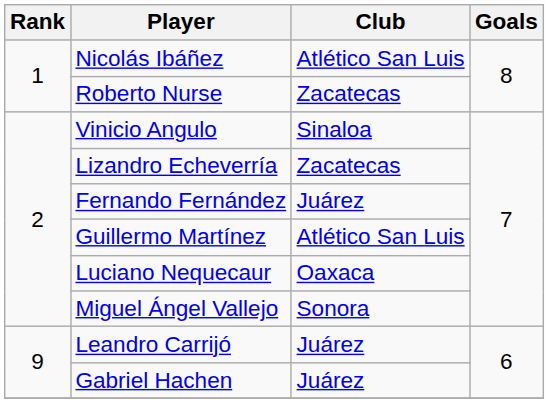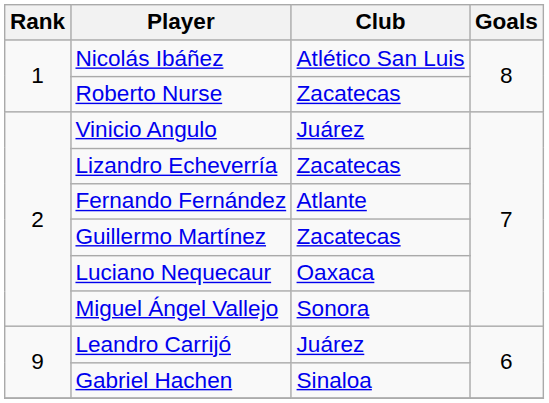(334, 129) Sinaloa -> (330, 129) Juárez
(330, 201) Juárez -> (332, 201) Atlante
(381, 237) Atlético San Luis -> (349, 237) Zacatecas
(330, 380) Juárez -> (334, 380) Sinaloa
